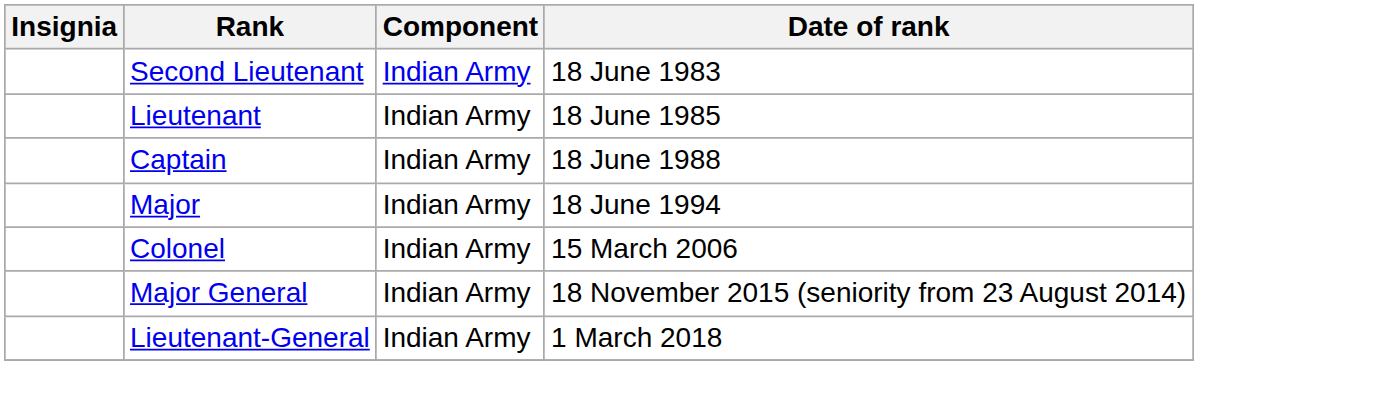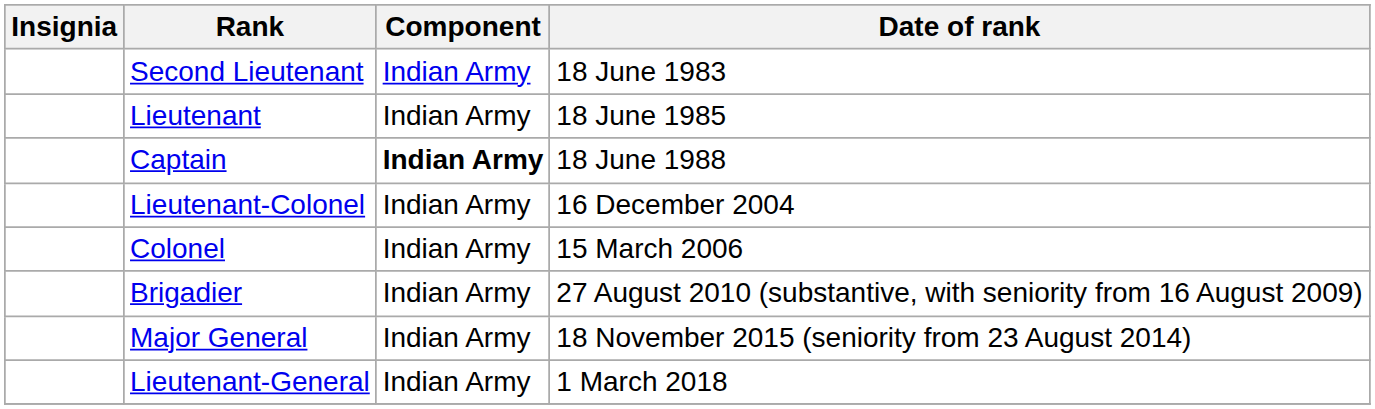(457, 159) normal -> (463, 159) bold
- row: (165, 204)
+ row: (248, 204)
+ row: (186, 293)
